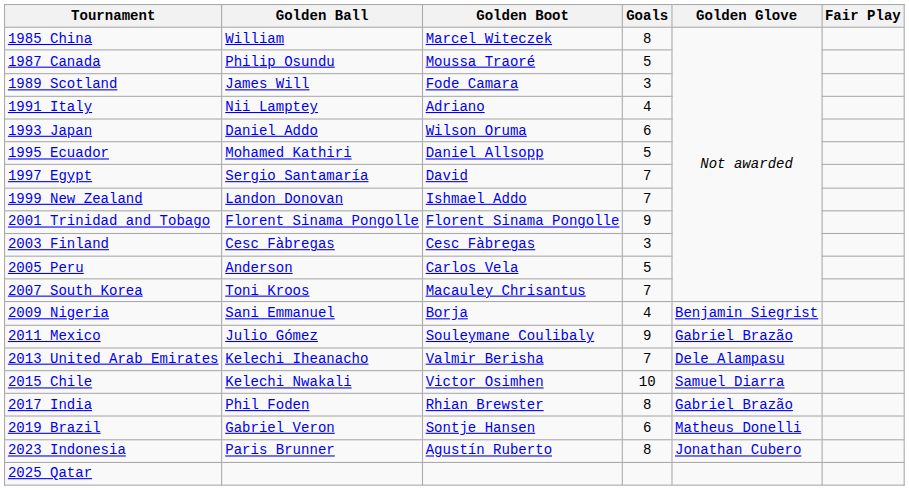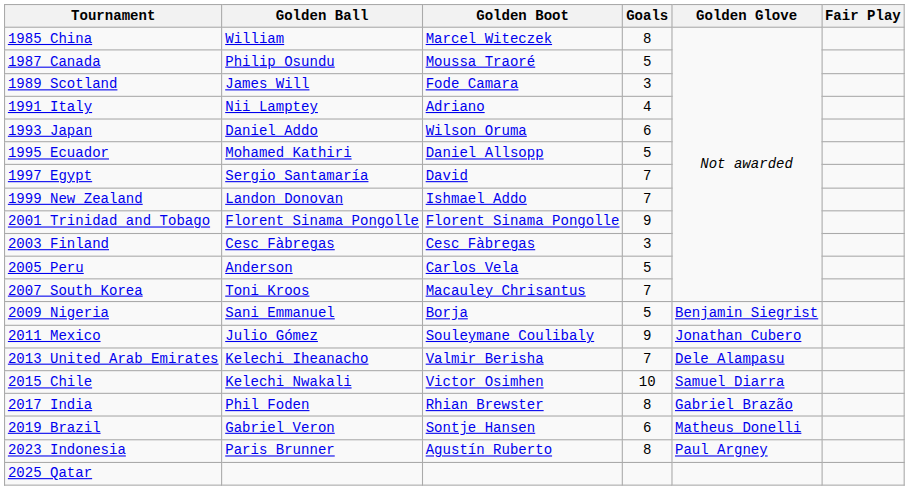(647, 313) 4 -> (647, 313) 5
(734, 336) Gabriel Brazão -> (738, 336) Jonathan Cubero
(738, 451) Jonathan Cubero -> (721, 451) Paul Argney
